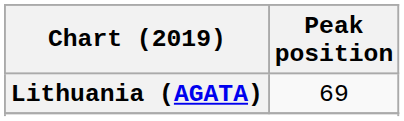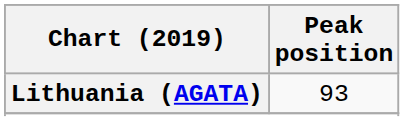(334, 94) 69 -> (334, 94) 93
